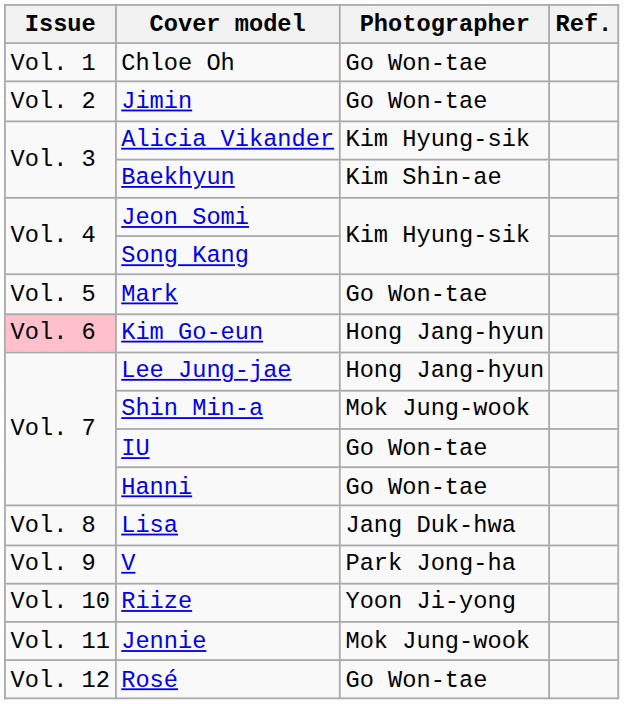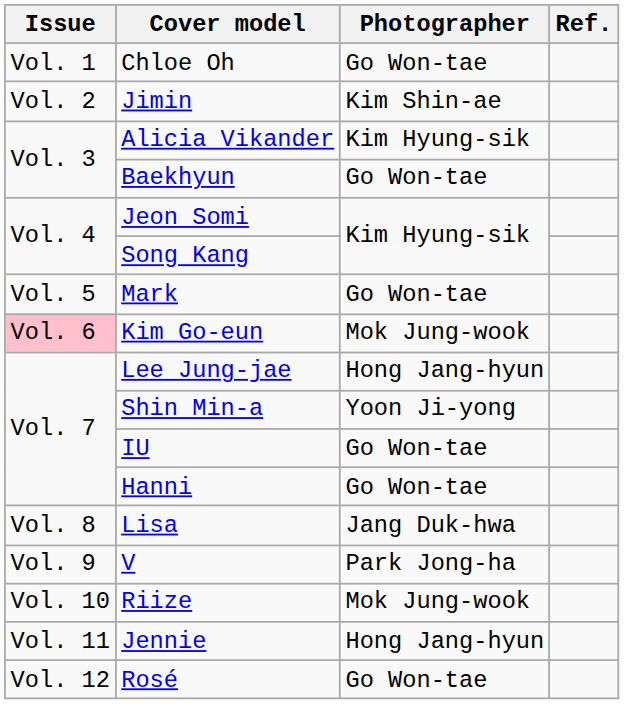(416, 101) Go Won-tae -> (424, 101) Kim Shin-ae
(424, 178) Kim Shin-ae -> (416, 178) Go Won-tae
(445, 333) Hong Jang-hyun -> (438, 333) Mok Jung-wook
(438, 410) Mok Jung-wook -> (431, 410) Yoon Ji-yong
(431, 603) Yoon Ji-yong -> (438, 603) Mok Jung-wook
(438, 641) Mok Jung-wook -> (445, 641) Hong Jang-hyun
